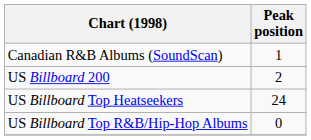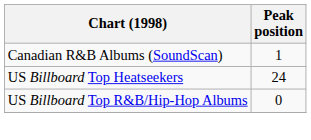- row: (59, 77)
